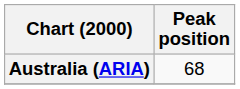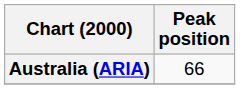(194, 68) 68 -> (194, 68) 66
